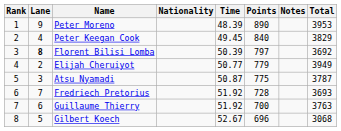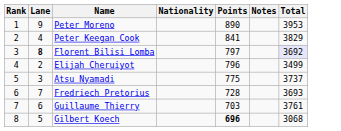- column: (230, 11)
(262, 38) 840 -> (233, 38) 841
(322, 52) no background -> (293, 52) lavender background
(262, 65) 779 -> (233, 65) 796
(322, 65) 3949 -> (293, 65) 3499
(322, 79) 3787 -> (293, 79) 3737
(262, 106) 700 -> (233, 106) 703
(322, 106) 3763 -> (293, 106) 3761
(262, 120) normal -> (233, 120) bold
